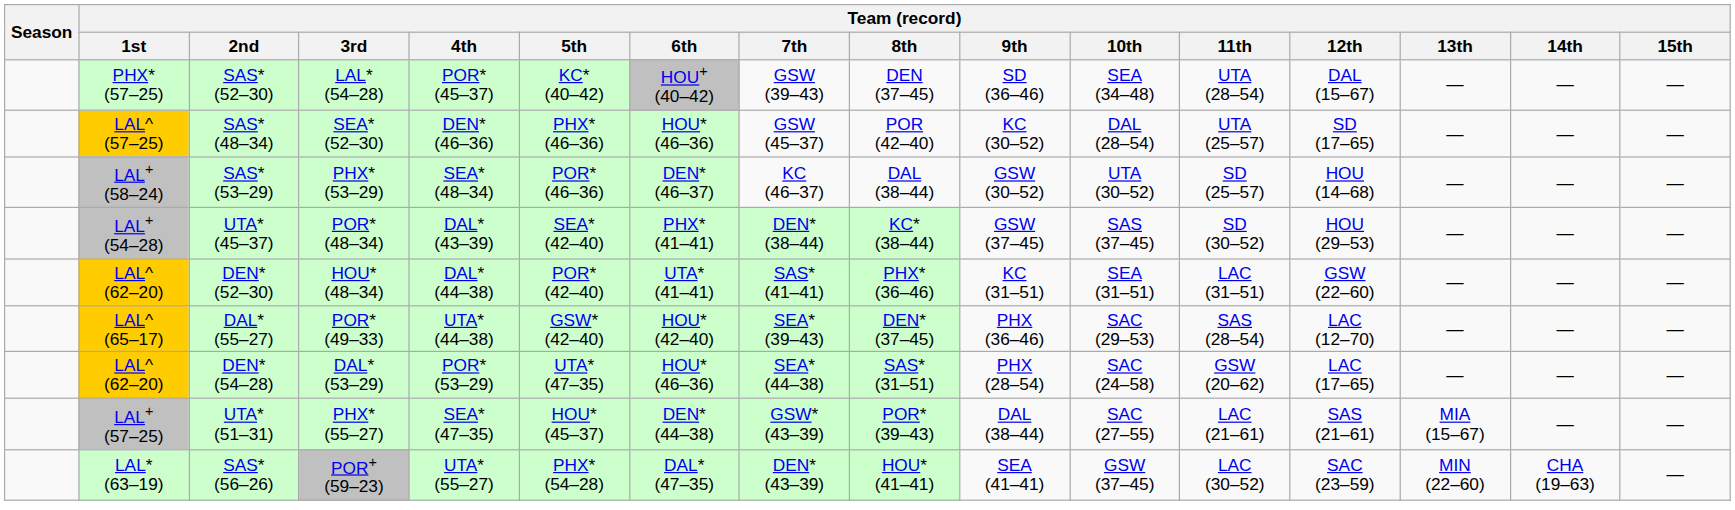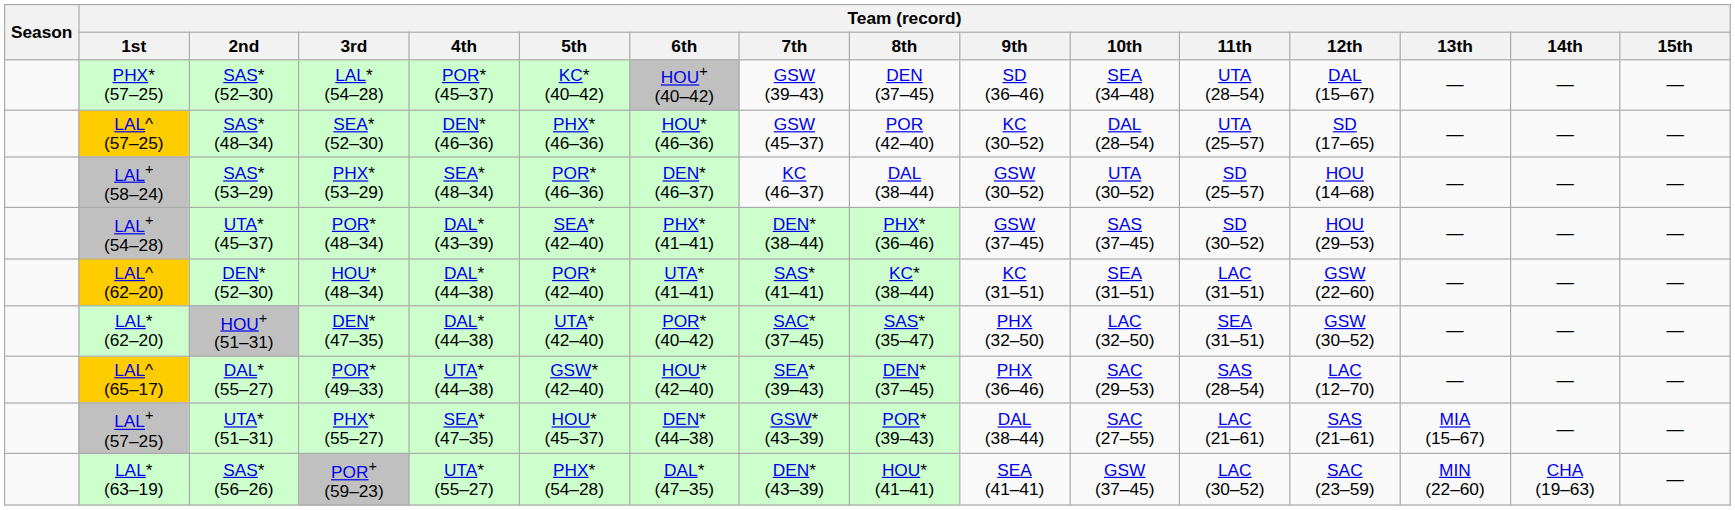(904, 234) KC* (38–44) -> (904, 234) PHX* (36–46)
(904, 283) PHX* (36–46) -> (904, 283) KC* (38–44)
+ row: (244, 331)
- row: (244, 376)
